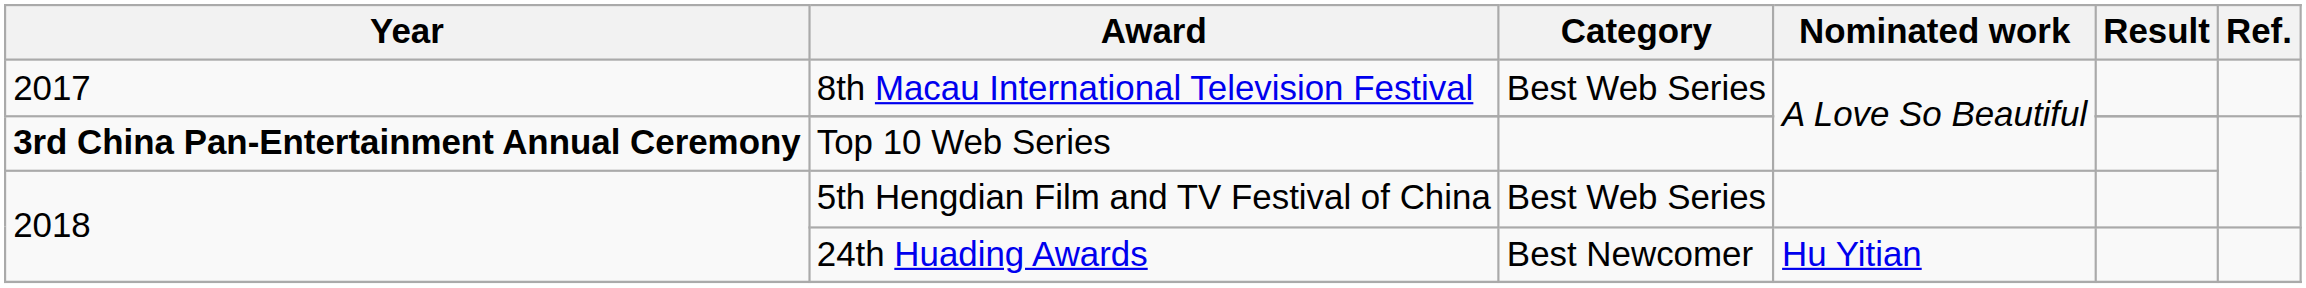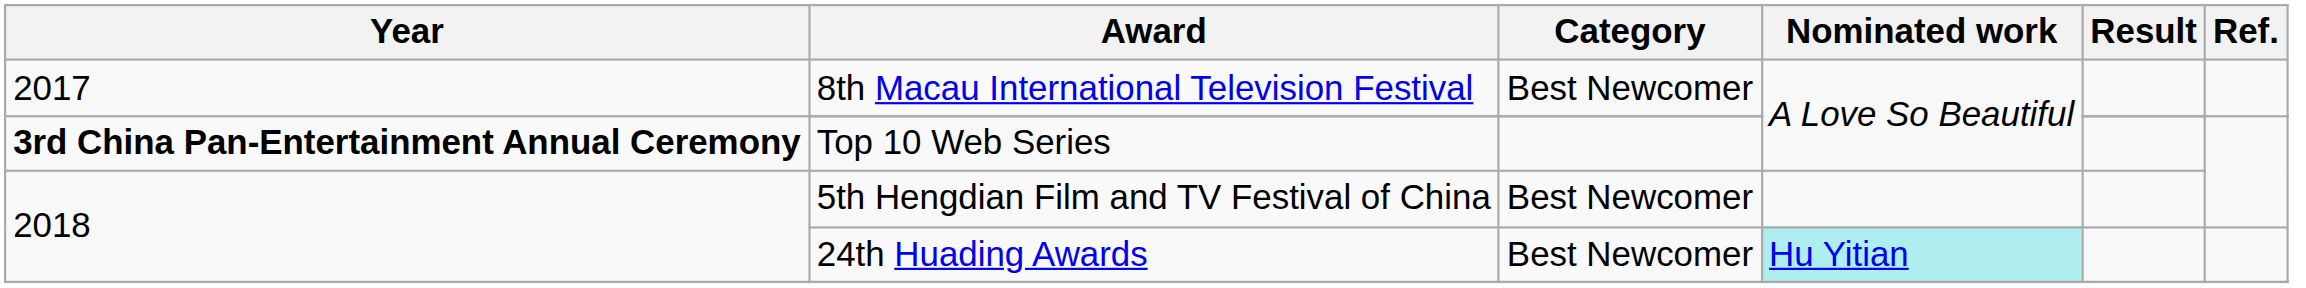(1636, 87) Best Web Series -> (1630, 87) Best Newcomer
(1636, 198) Best Web Series -> (1630, 198) Best Newcomer
(1852, 253) no background -> (1839, 253) paleturquoise background
